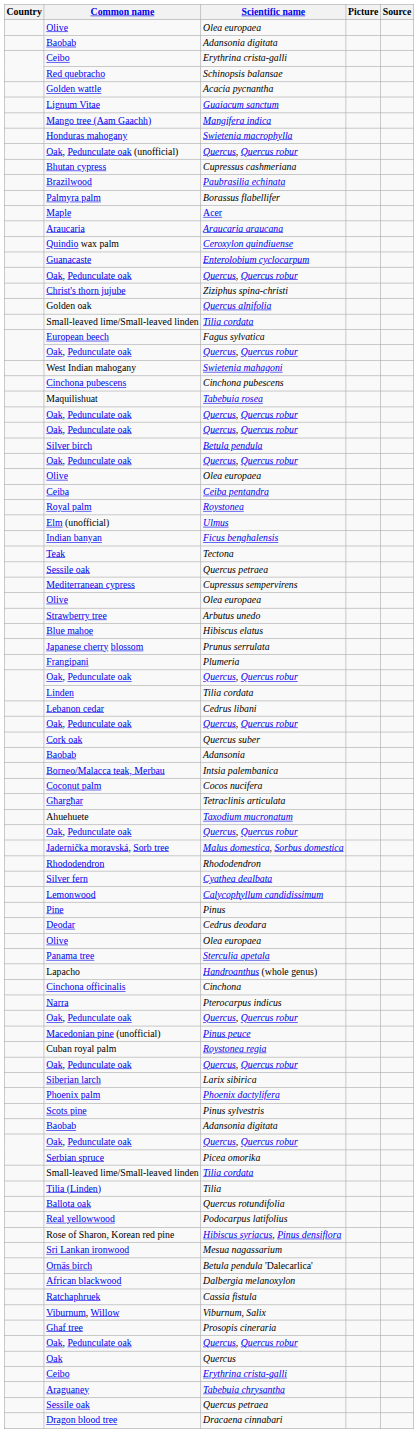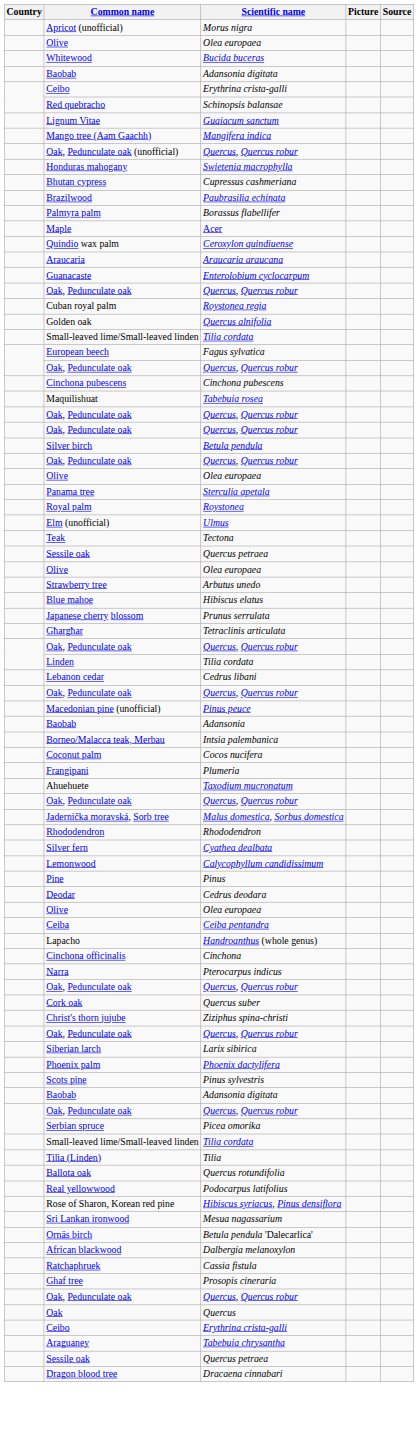+ row: (85, 27)
+ row: (69, 58)
- row: (74, 89)
rows swapped: (112, 151) <-> (87, 136)
rows swapped: (66, 228) <-> (83, 244)
rows swapped: (81, 1049) <-> (86, 290)
- row: (91, 368)
rows swapped: (58, 492) <-> (70, 956)
- row: (74, 538)
- row: (91, 584)
rows swapped: (67, 662) <-> (65, 801)
rows swapped: (103, 1033) <-> (64, 739)
- row: (83, 1312)
